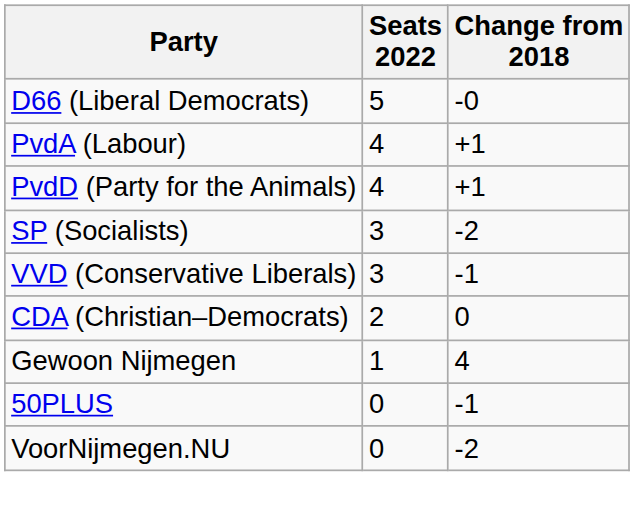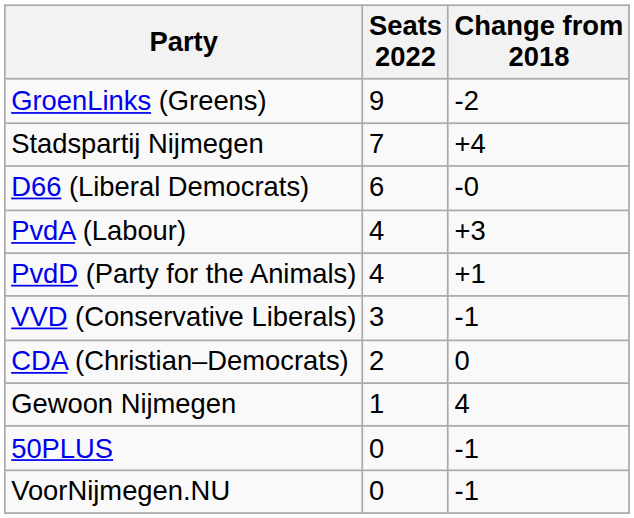+ row: (139, 100)
+ row: (137, 144)
(377, 100) 5 -> (377, 187) 6
(470, 144) +1 -> (470, 230) +3
- row: (100, 230)
(467, 447) -2 -> (467, 491) -1
